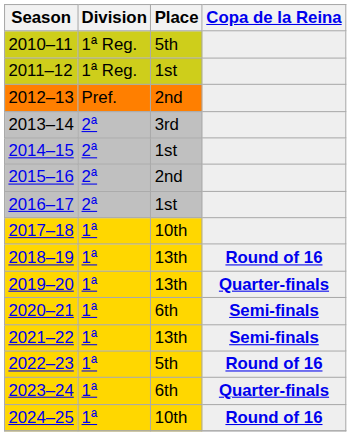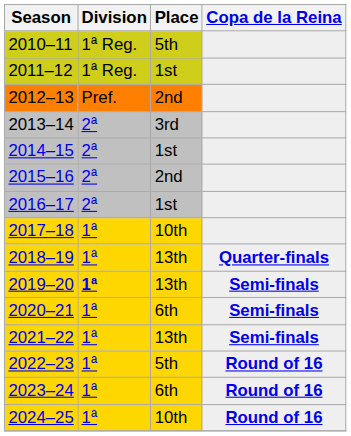(274, 257) Round of 16 -> (274, 257) Quarter-finals
(89, 284) normal -> (89, 284) bold
(274, 284) Quarter-finals -> (274, 284) Semi-finals
(274, 390) Quarter-finals -> (274, 390) Round of 16
